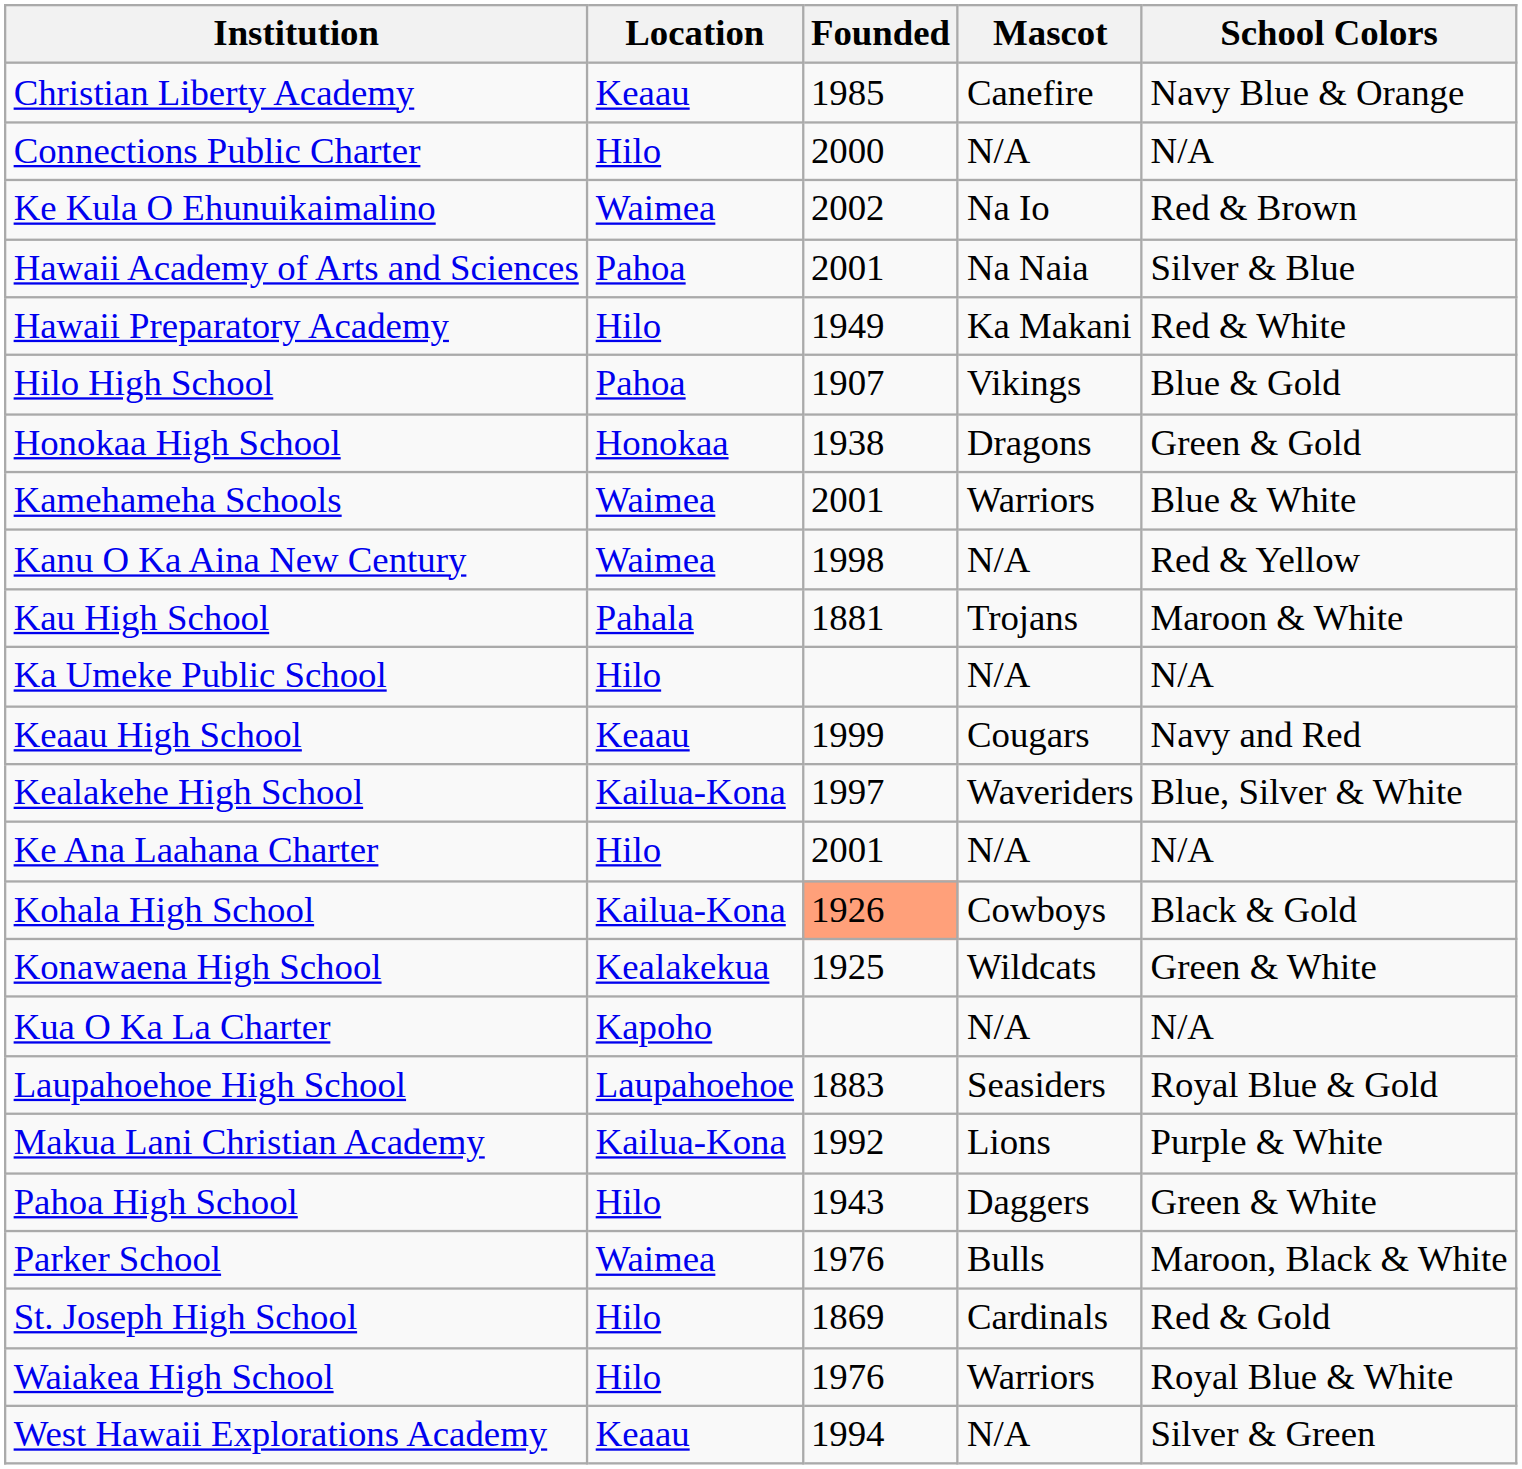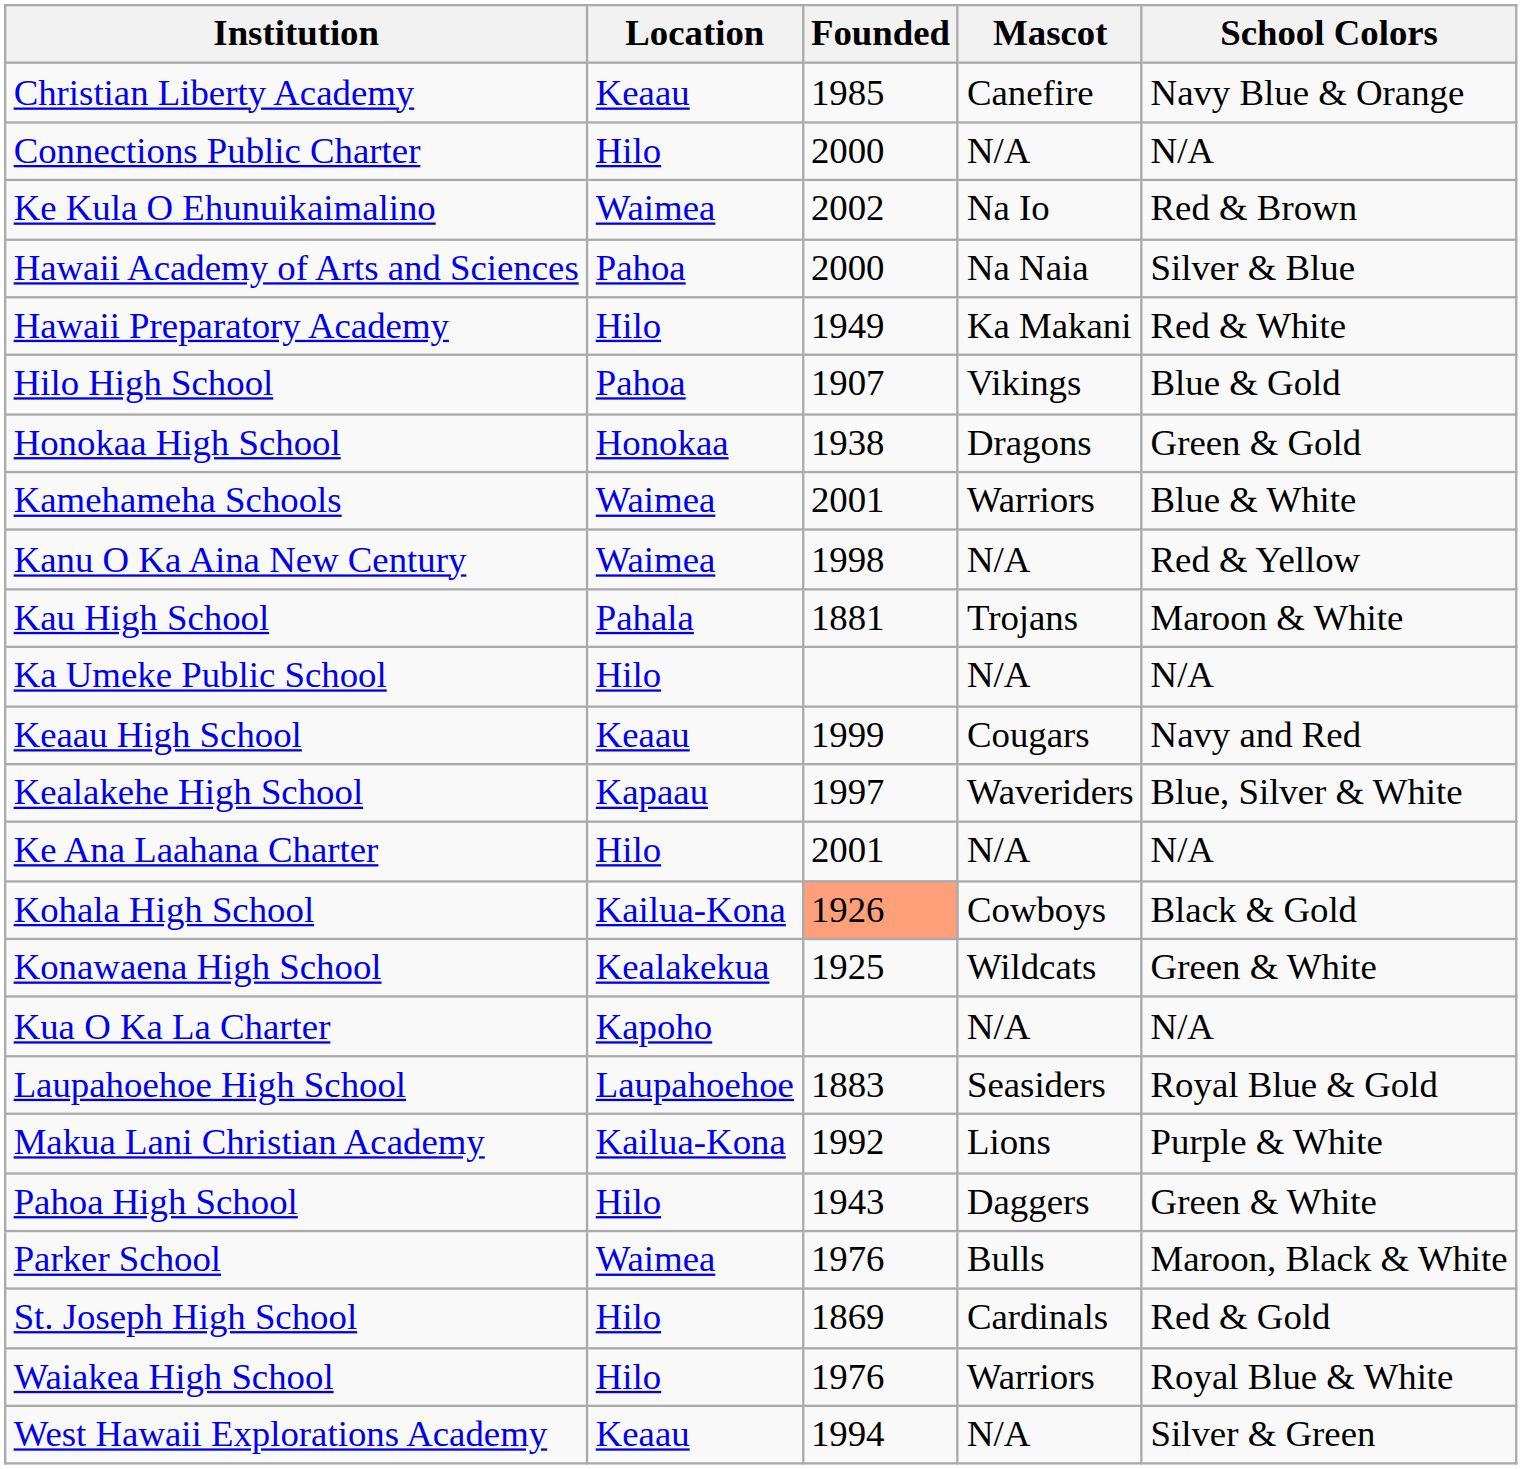(848, 267) 2001 -> (848, 267) 2000
(691, 792) Kailua-Kona -> (652, 792) Kapaau
